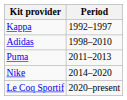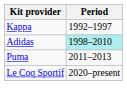(90, 42) no background -> (90, 42) paleturquoise background
- row: (16, 73)
